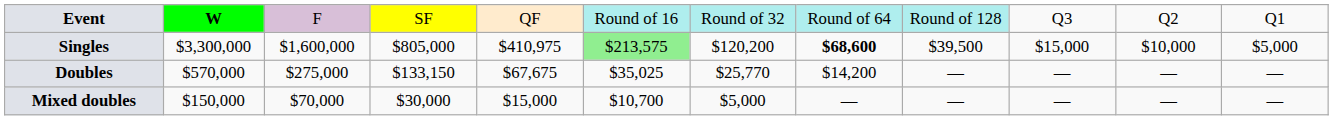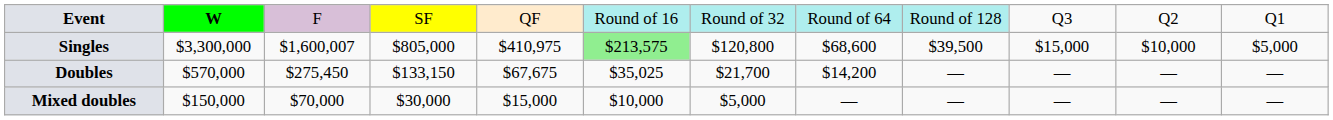(317, 46) $1,600,000 -> (317, 46) $1,600,007
(743, 46) $120,200 -> (743, 46) $120,800
(849, 46) bold -> (849, 46) normal
(317, 73) $275,000 -> (317, 73) $275,450
(743, 73) $25,770 -> (743, 73) $21,700
(636, 101) $10,700 -> (636, 101) $10,000
